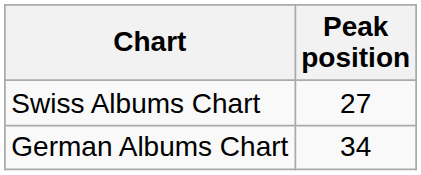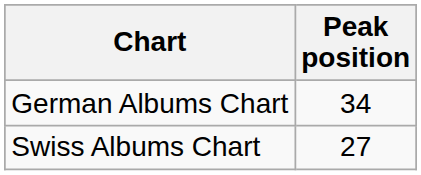rows swapped: (150, 147) <-> (136, 102)
